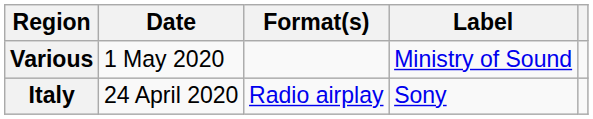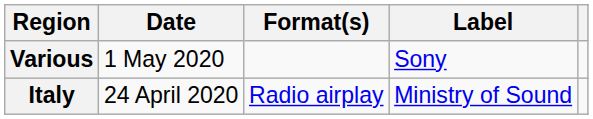(483, 59) Ministry of Sound -> (420, 59) Sony
(420, 95) Sony -> (483, 95) Ministry of Sound
